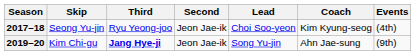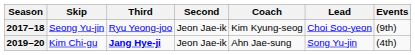columns swapped: (263, 12) <-> (336, 12)
(386, 27) (4th) -> (386, 27) (9th)
(386, 43) (9th) -> (386, 43) (4th)
